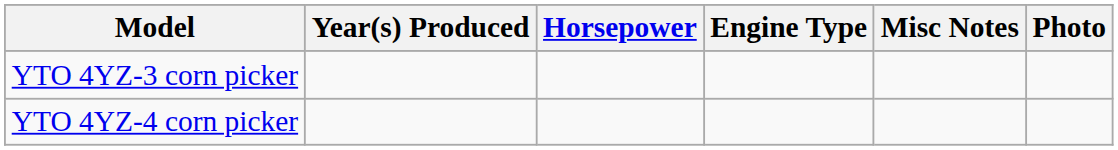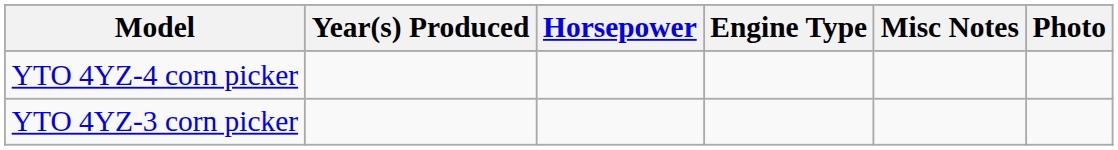rows swapped: (155, 74) <-> (155, 121)
